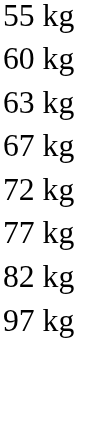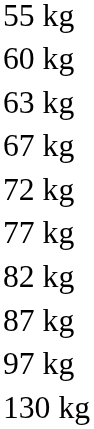+ row: (39, 320)
+ row: (46, 407)
